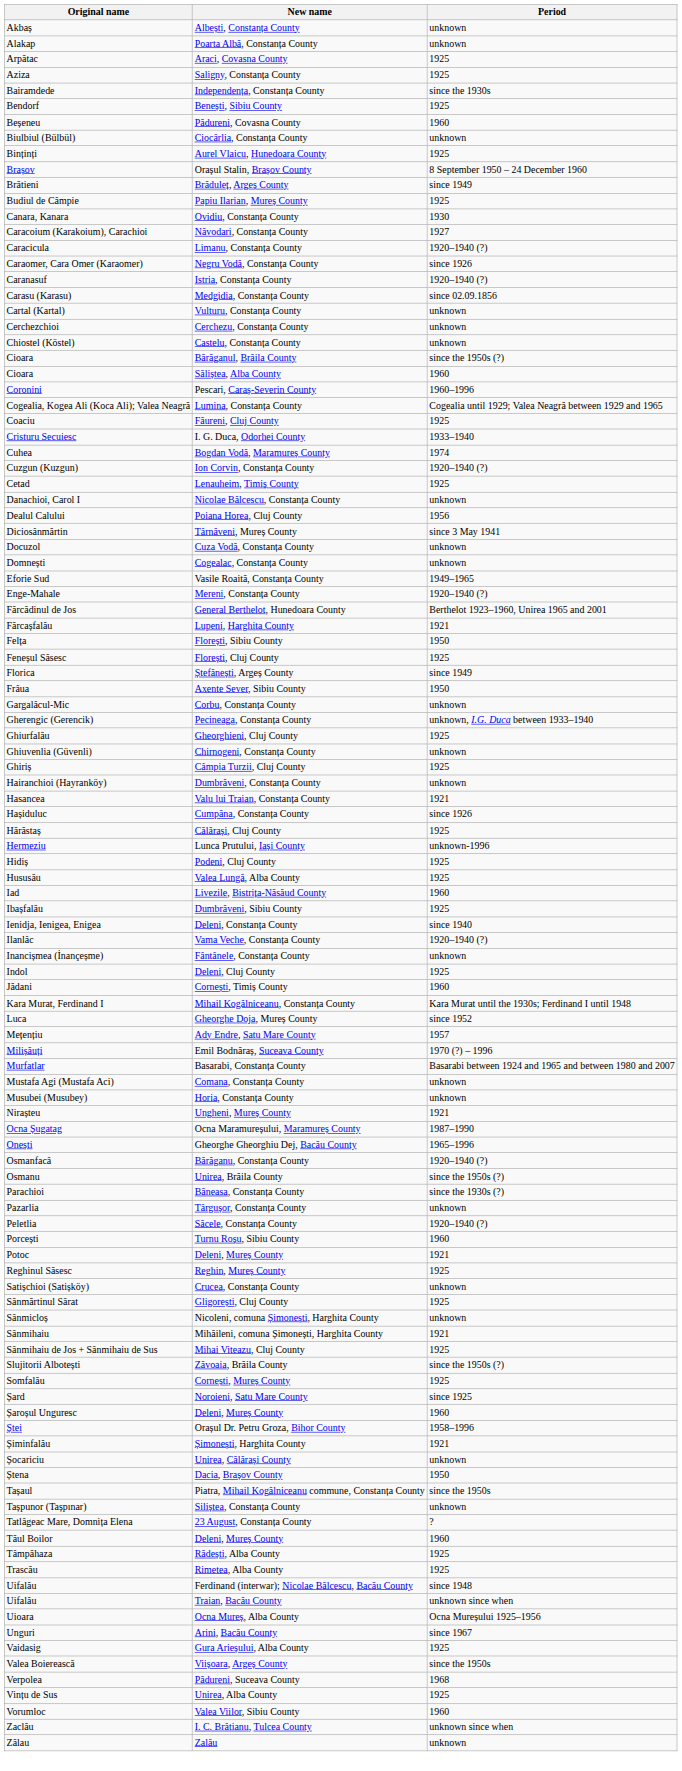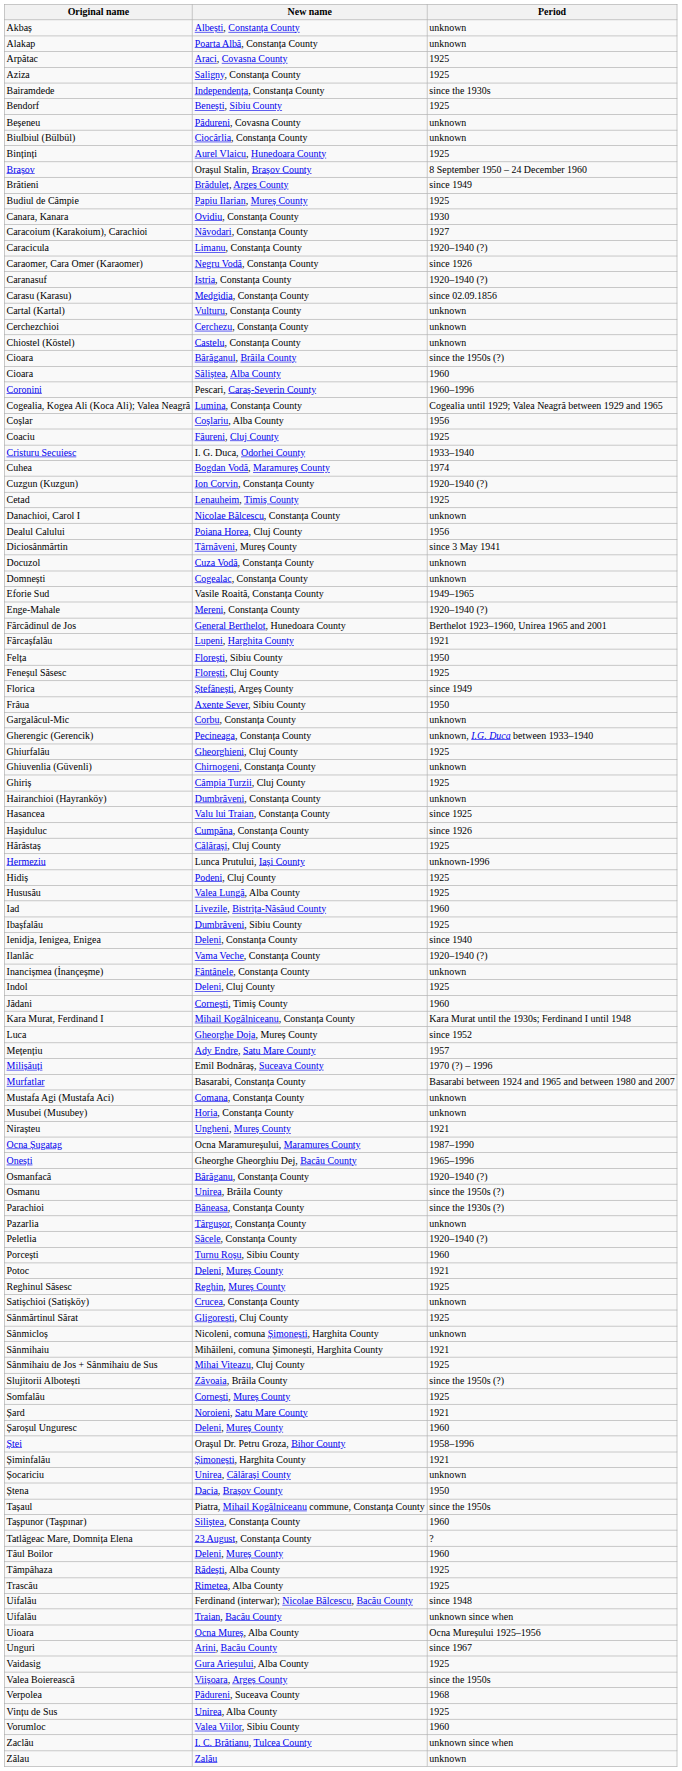(439, 122) 1960 -> (448, 122) unknown
+ row: (20, 421)
(439, 798) 1921 -> (451, 814) since 1925
(451, 1396) since 1925 -> (439, 1412) 1921
(448, 1506) unknown -> (439, 1522) 1960
